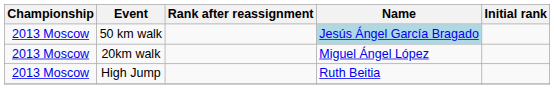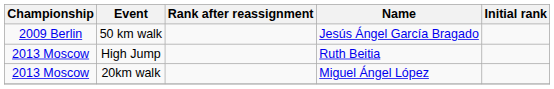(51, 34) 2013 Moscow -> (51, 34) 2009 Berlin
(399, 34) lightblue background -> (399, 34) no background
rows swapped: (131, 73) <-> (131, 53)
